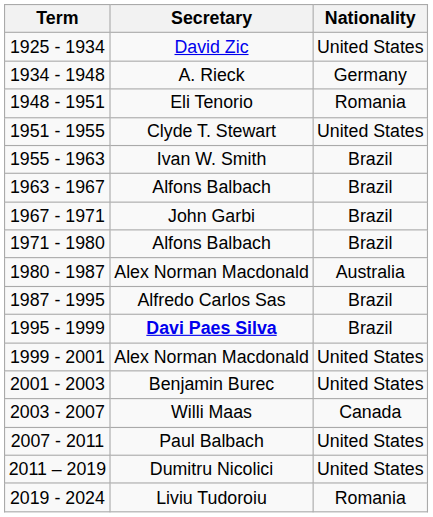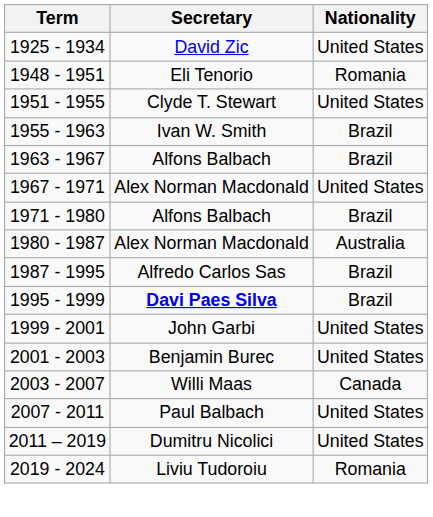- row: (57, 74)
(212, 215) John Garbi -> (212, 187) Alex Norman Macdonald
(370, 215) Brazil -> (370, 187) United States
(212, 356) Alex Norman Macdonald -> (212, 328) John Garbi
